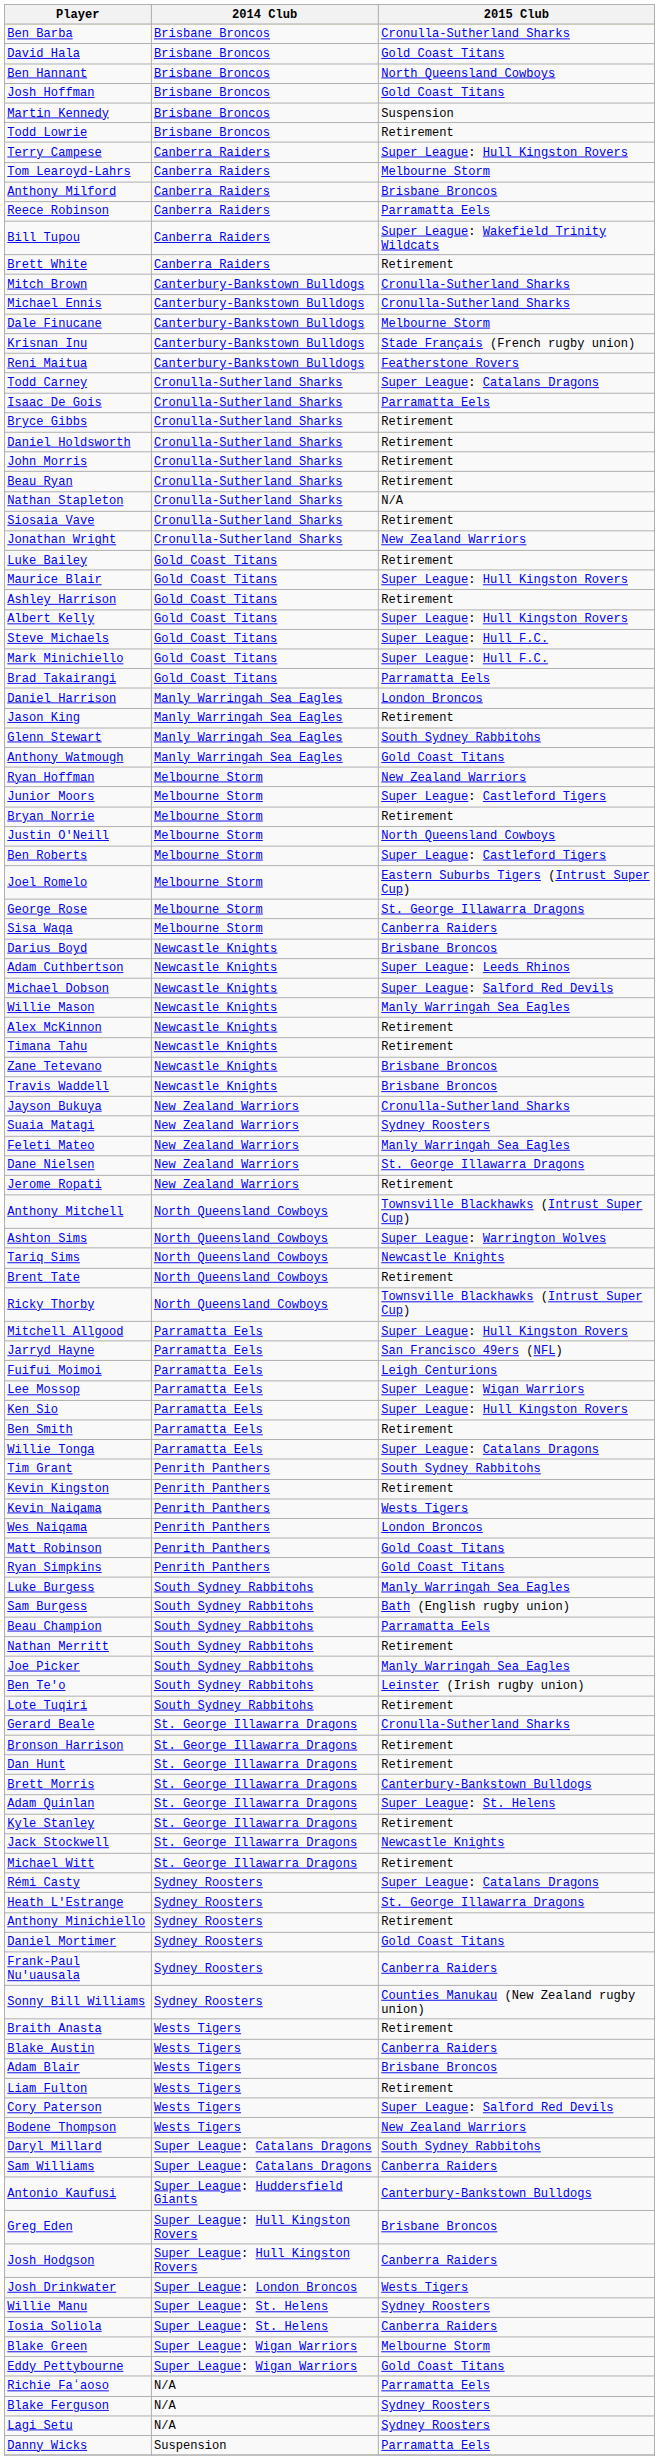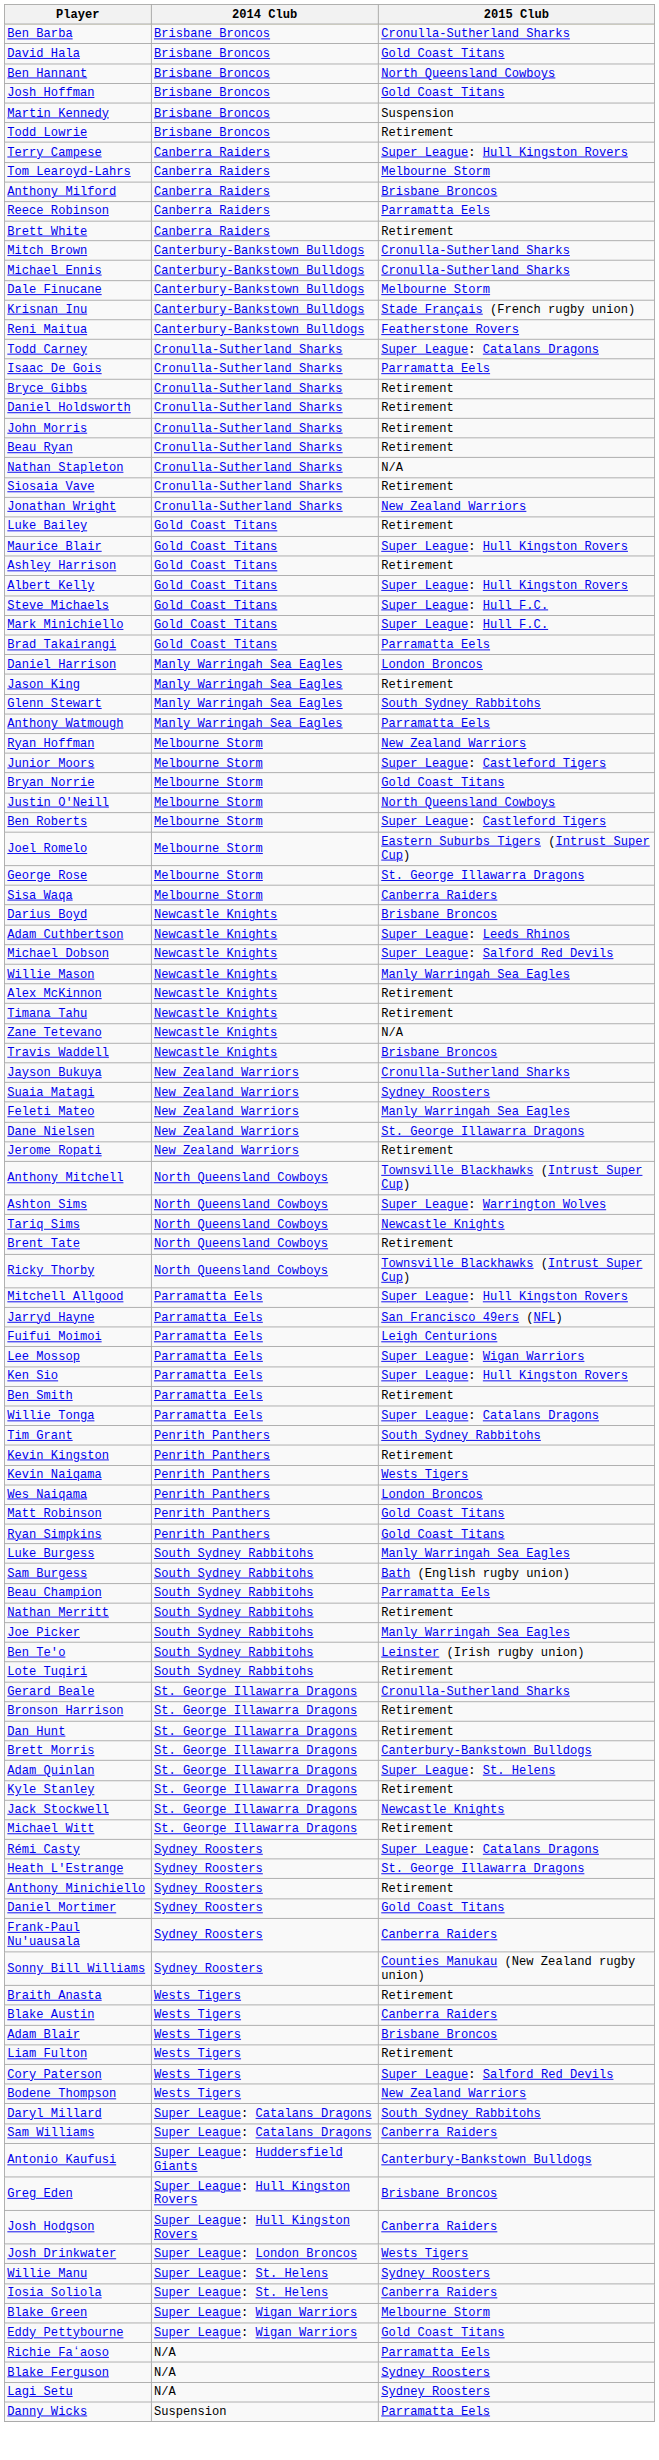- row: (44, 238)
(443, 757) Gold Coast Titans -> (436, 724) Parramatta Eels
(418, 816) Retirement -> (443, 783) Gold Coast Titans
(439, 1067) Brisbane Broncos -> (392, 1033) N/A
